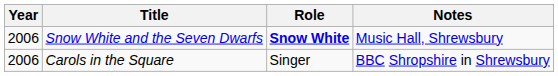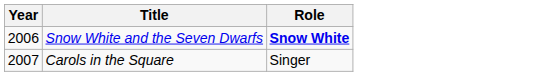- column: (453, 15)
(23, 60) 2006 -> (23, 60) 2007
